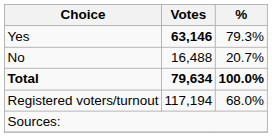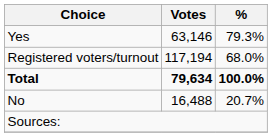(192, 36) bold -> (192, 36) normal
rows swapped: (16, 57) <-> (83, 100)
